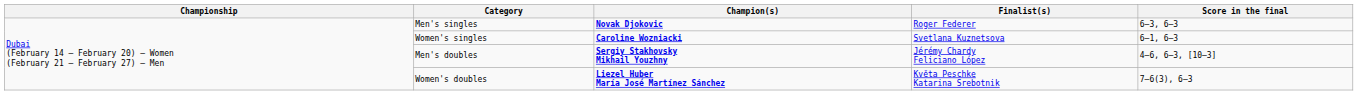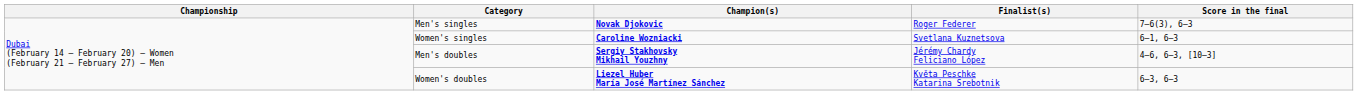(1159, 24) 6–3, 6–3 -> (1166, 24) 7–6(3), 6–3
(1166, 78) 7–6(3), 6–3 -> (1159, 78) 6–3, 6–3
